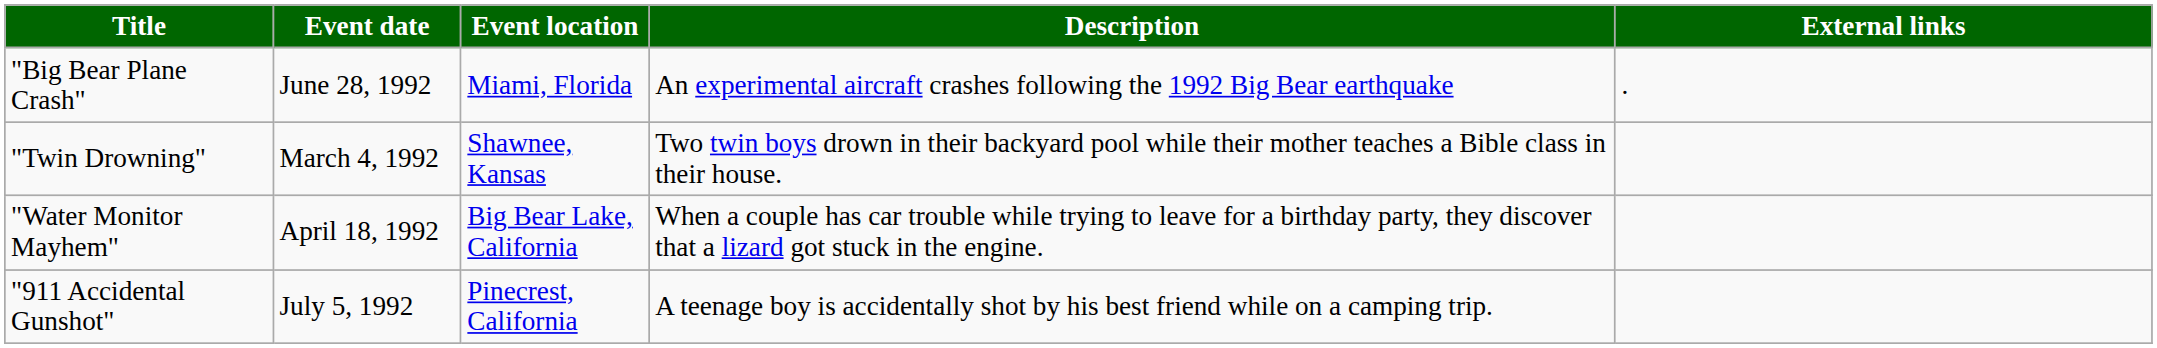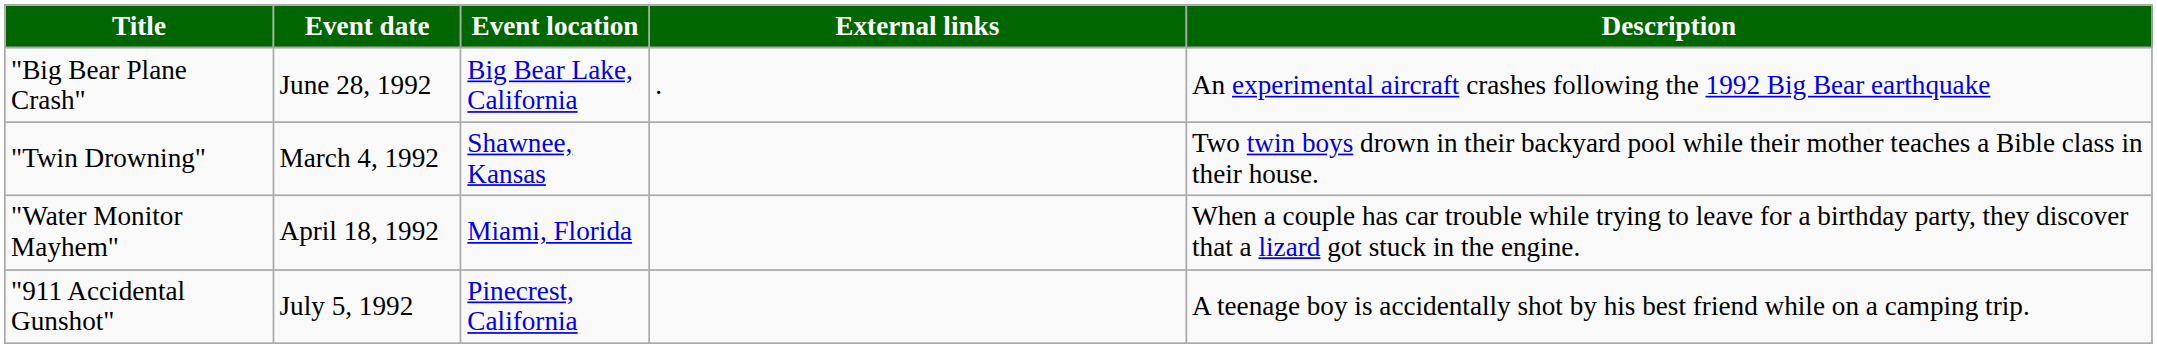columns swapped: (1132, 26) <-> (1884, 26)
(550, 84) Miami, Florida -> (550, 84) Big Bear Lake, California
(550, 231) Big Bear Lake, California -> (550, 231) Miami, Florida
